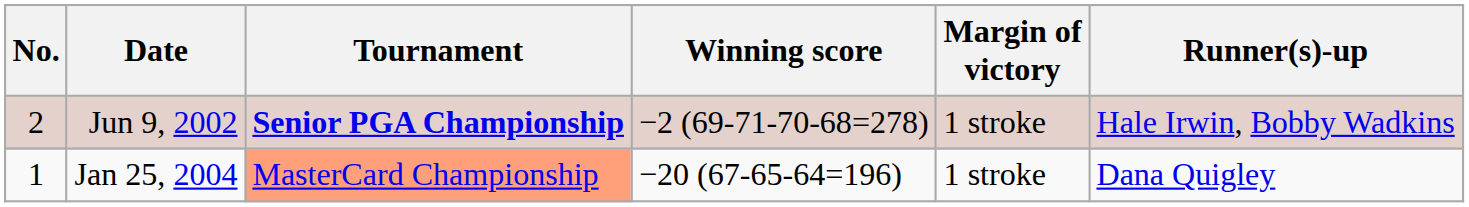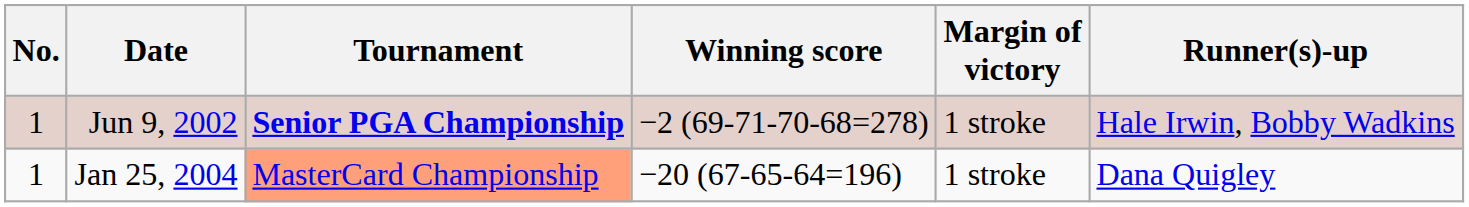(36, 121) 2 -> (36, 121) 1
